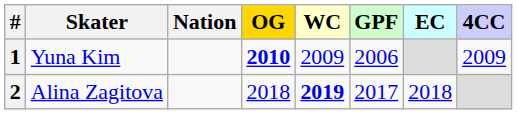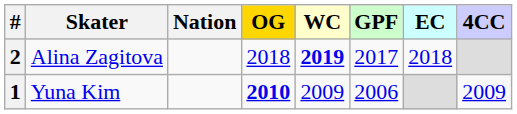rows swapped: (15, 56) <-> (15, 91)
